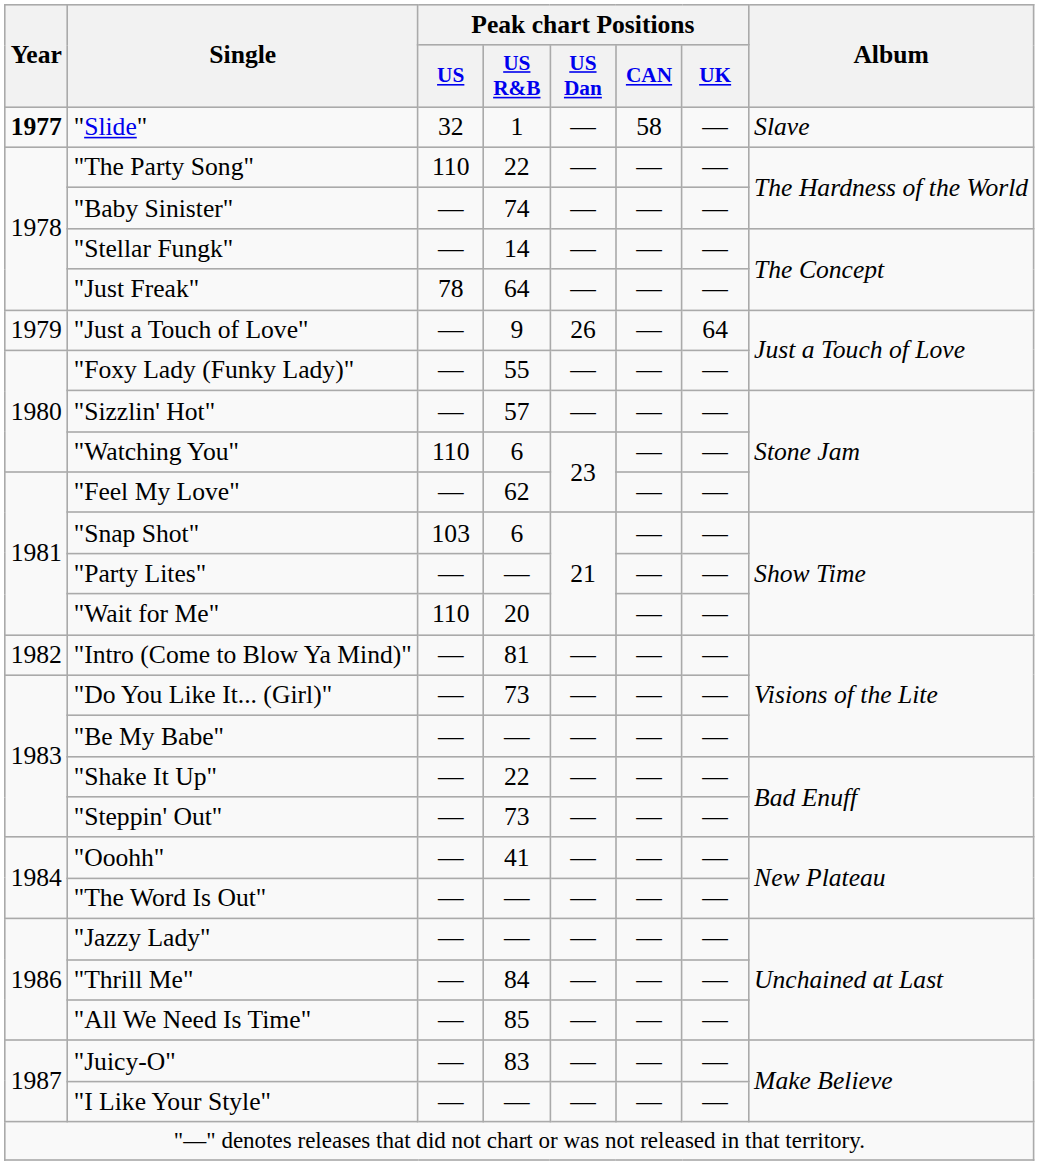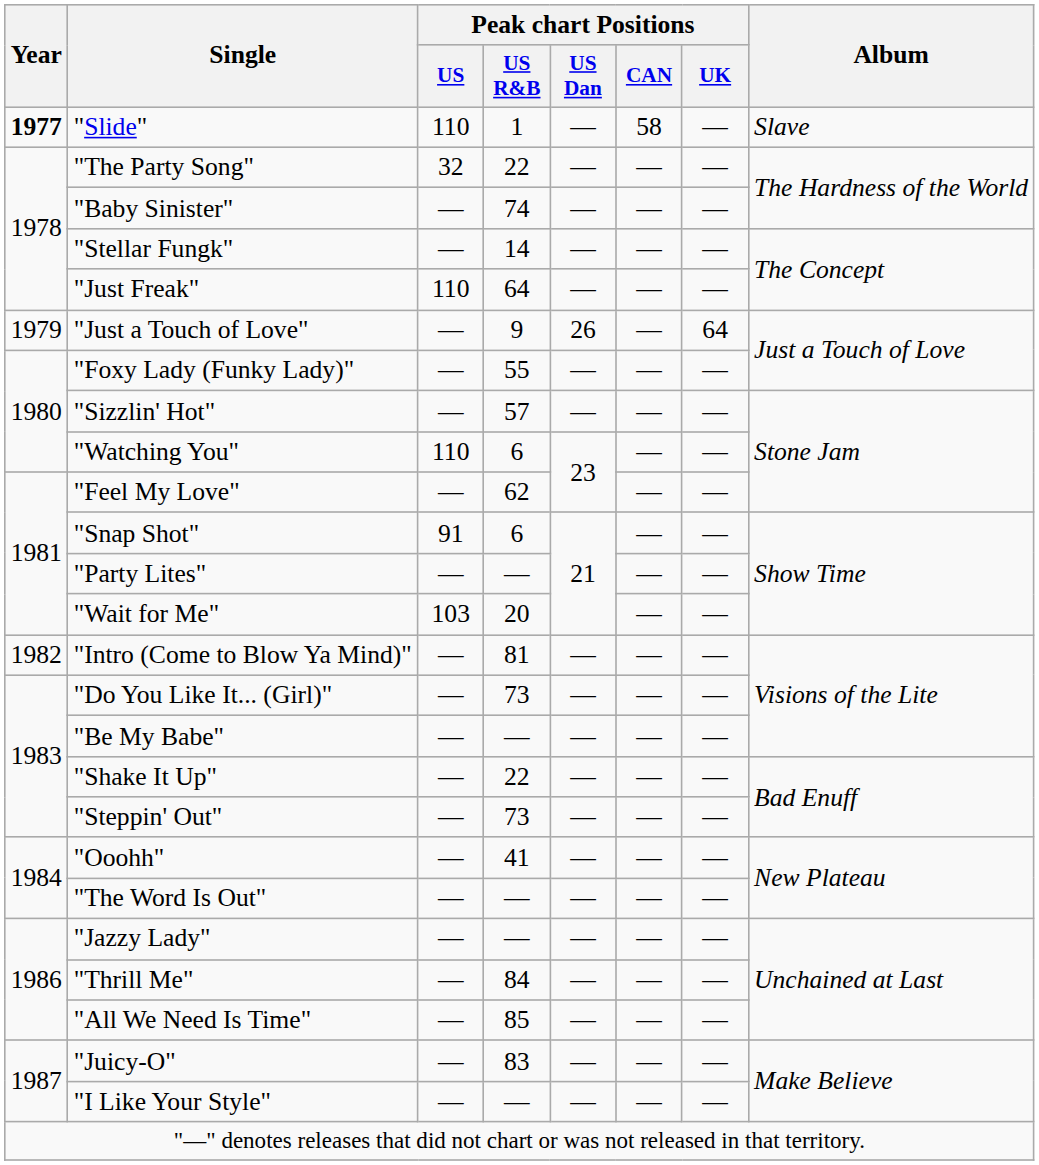(451, 126) 32 -> (451, 126) 110
(451, 167) 110 -> (451, 167) 32
(451, 289) 78 -> (451, 289) 110
(451, 532) 103 -> (451, 532) 91
(451, 613) 110 -> (451, 613) 103
